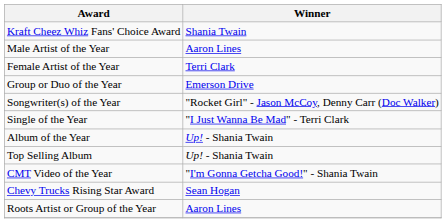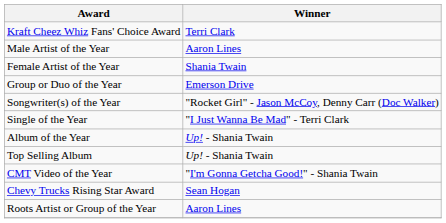(216, 31) Shania Twain -> (210, 31) Terri Clark
(210, 66) Terri Clark -> (216, 66) Shania Twain
